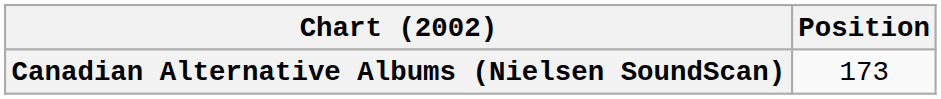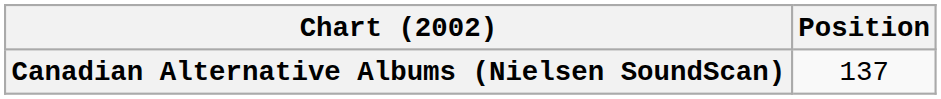(864, 72) 173 -> (864, 72) 137
